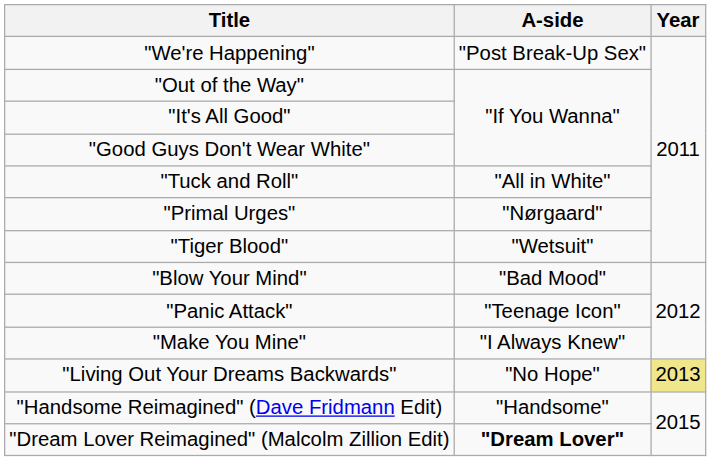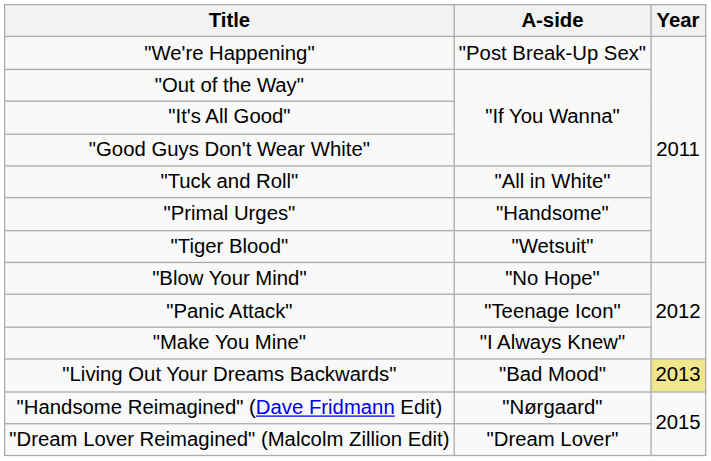(552, 213) "Nørgaard" -> (552, 213) "Handsome"
(552, 278) "Bad Mood" -> (552, 278) "No Hope"
(552, 375) "No Hope" -> (552, 375) "Bad Mood"
(552, 407) "Handsome" -> (552, 407) "Nørgaard"
(552, 439) bold -> (552, 439) normal
